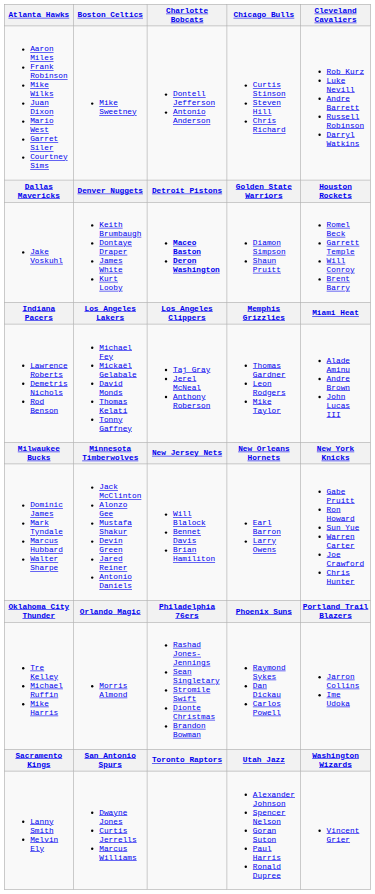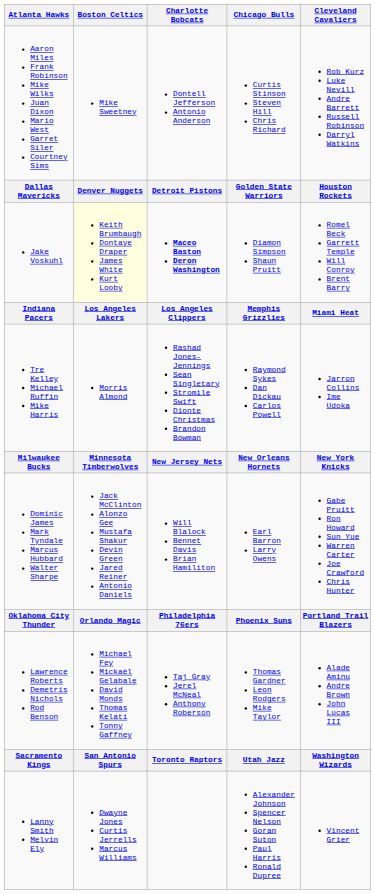(110, 257) no background -> (110, 257) lightyellow background
rows swapped: (39, 388) <-> (39, 690)
